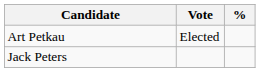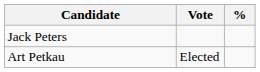rows swapped: (36, 36) <-> (37, 57)
